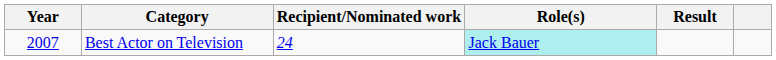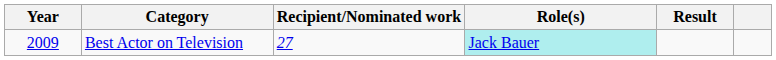(43, 42) 2007 -> (43, 42) 2009
(285, 42) 24 -> (285, 42) 27
